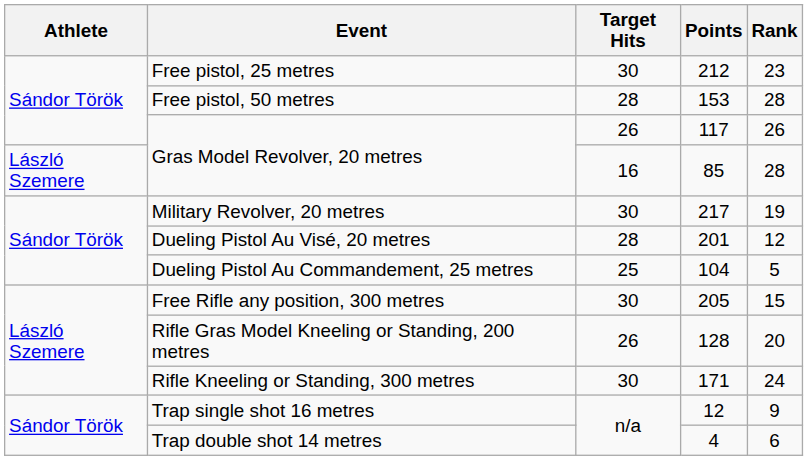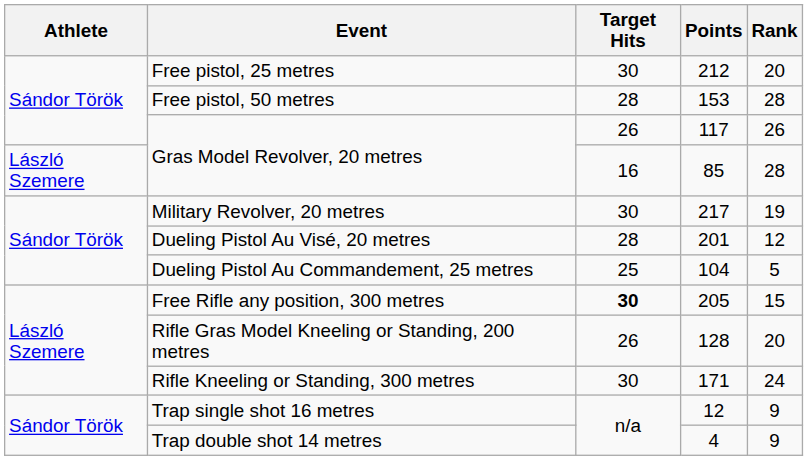(774, 71) 23 -> (774, 71) 20
(628, 300) normal -> (628, 300) bold
(774, 440) 6 -> (774, 440) 9
